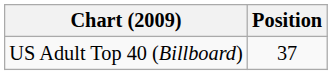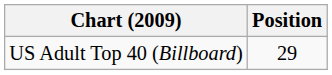(287, 52) 37 -> (287, 52) 29
